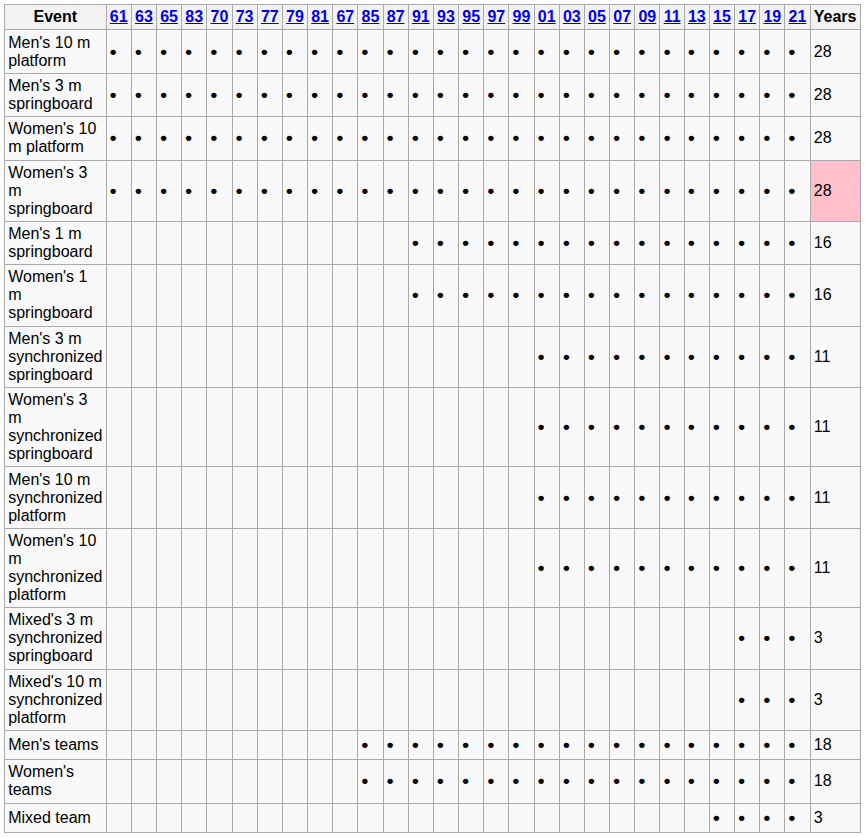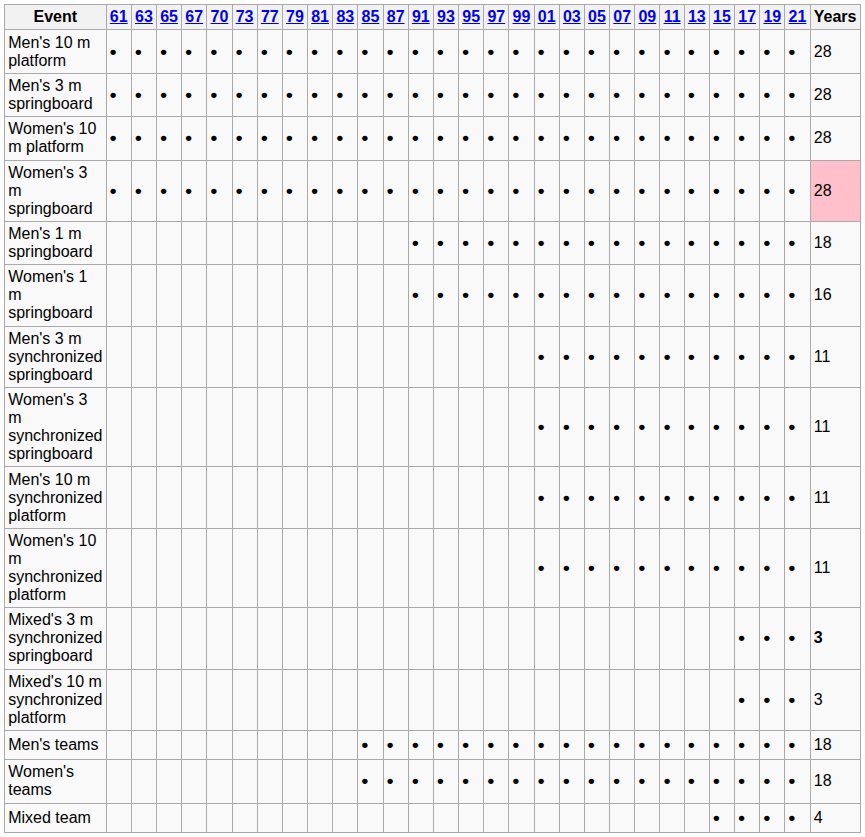columns swapped: (345, 17) <-> (194, 17)
(823, 243) 16 -> (823, 243) 18
(818, 638) normal -> (818, 638) bold
(818, 817) 3 -> (818, 817) 4
